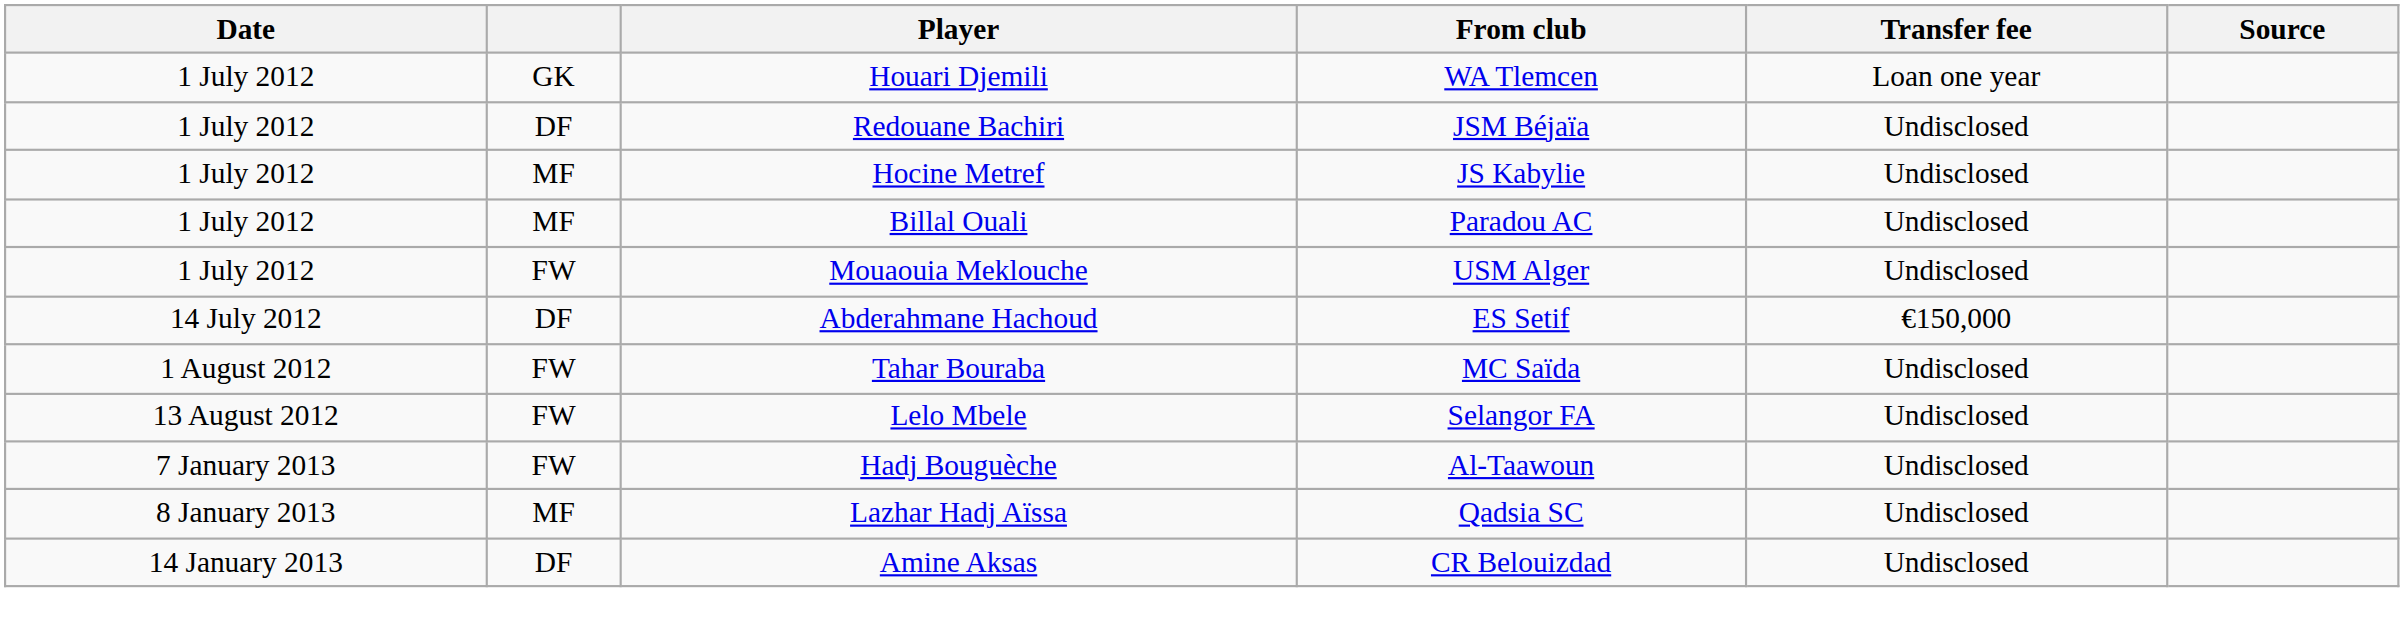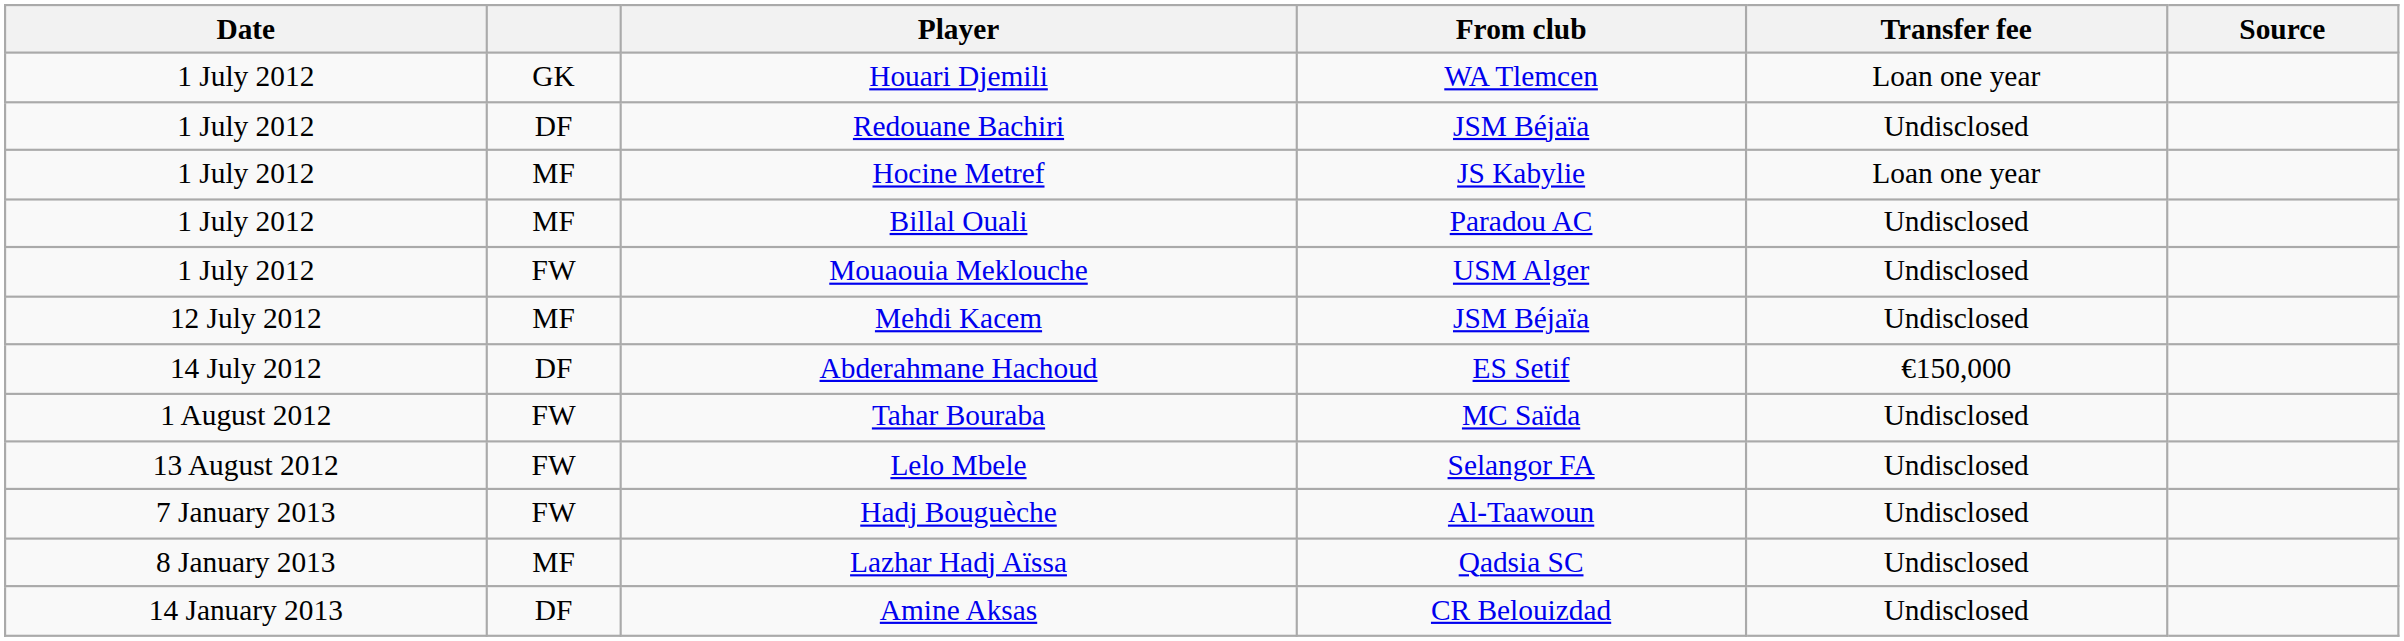(1956, 173) Undisclosed -> (1956, 173) Loan one year
+ row: (959, 319)
